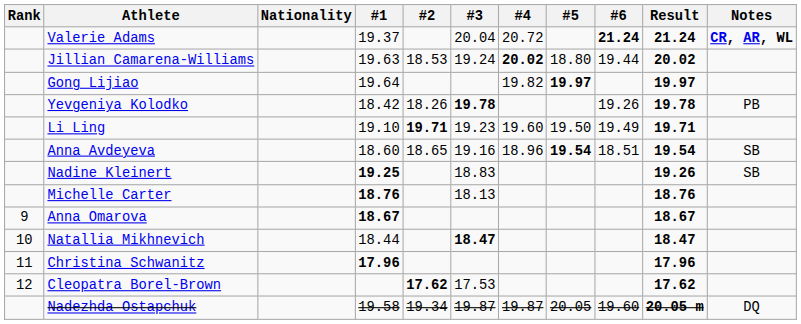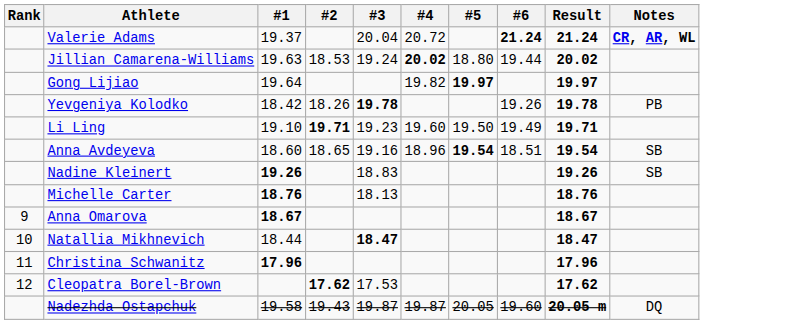- column: (306, 16)
(379, 173) 19.25 -> (281, 173) 19.26
(427, 308) 19.34 -> (329, 308) 19.43
